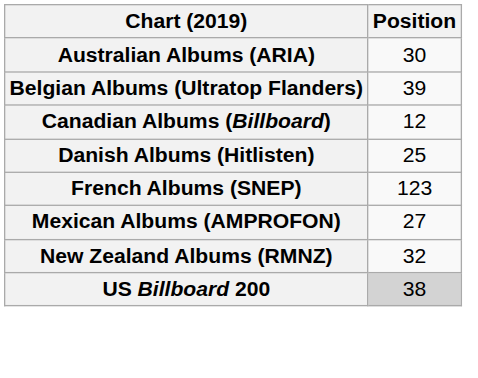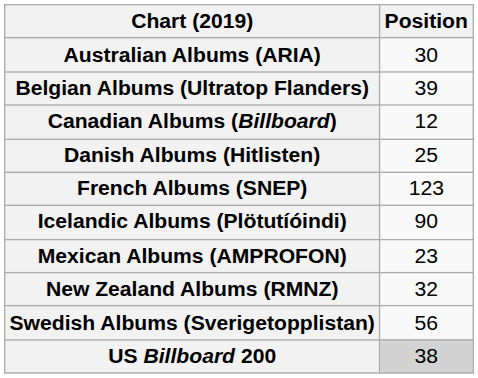+ row: (192, 222)
(415, 222) 27 -> (426, 255) 23
+ row: (192, 322)
